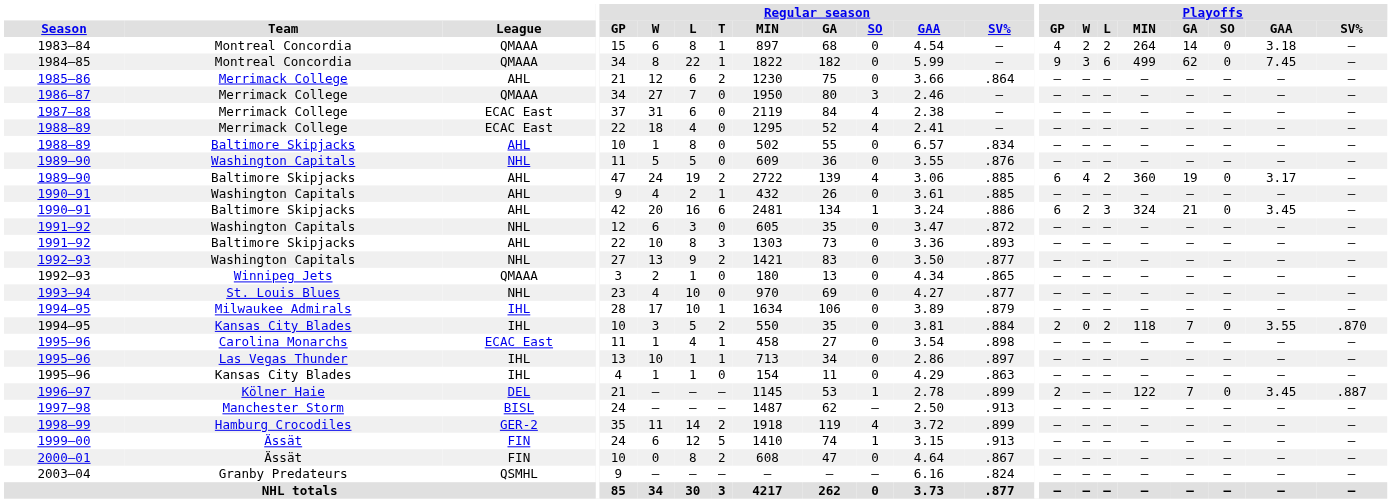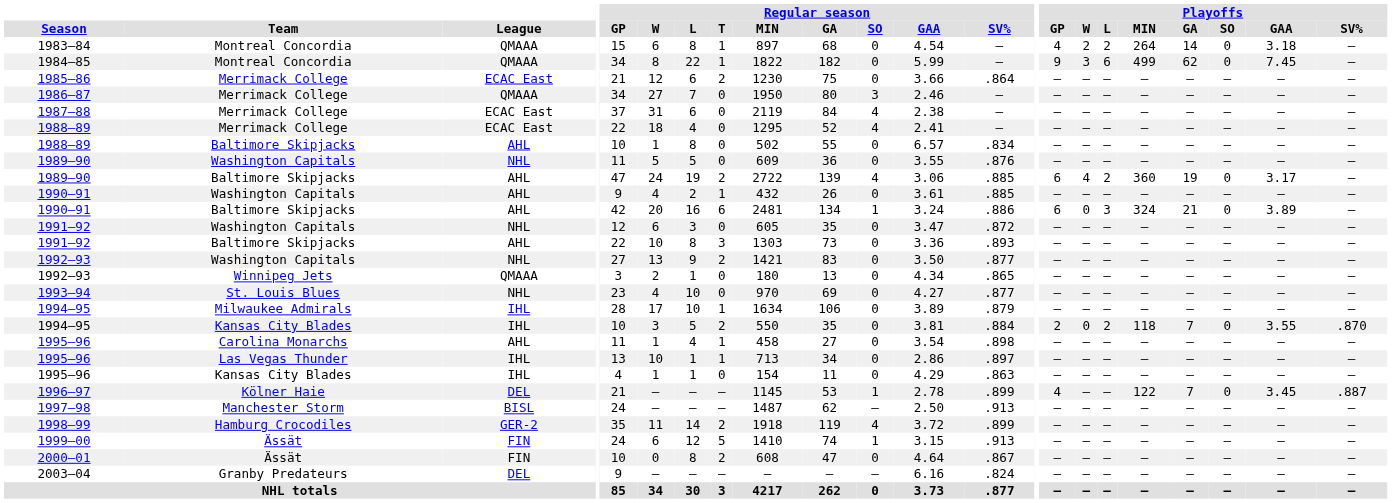(519, 78) AHL -> (519, 78) ECAC East
(1086, 210) 2 -> (1086, 210) 0
(1281, 210) 3.45 -> (1281, 210) 3.89
(519, 342) ECAC East -> (519, 342) AHL
(1057, 392) 2 -> (1057, 392) 4
(519, 474) QSMHL -> (519, 474) DEL
